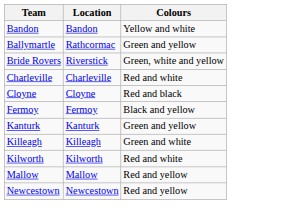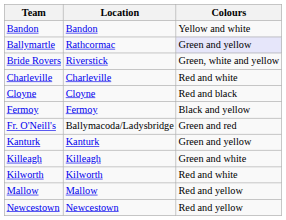(160, 45) no background -> (215, 45) lavender background
+ row: (31, 126)
